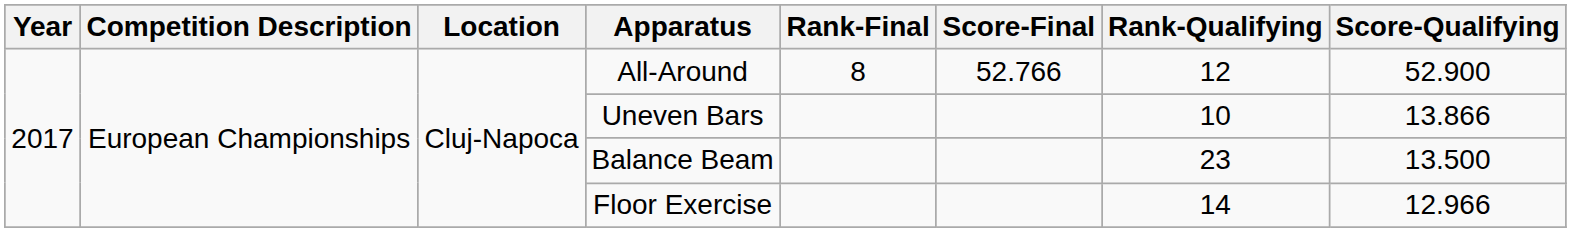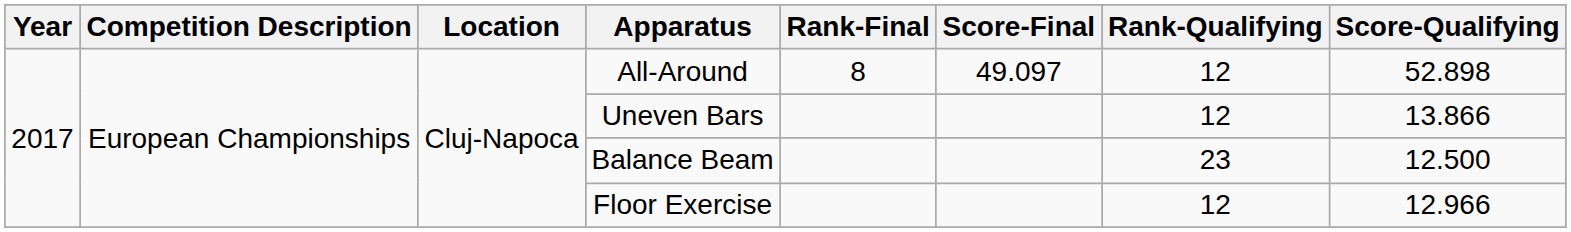(1019, 71) 52.766 -> (1019, 71) 49.097
(1448, 71) 52.900 -> (1448, 71) 52.898
(1215, 115) 10 -> (1215, 115) 12
(1448, 159) 13.500 -> (1448, 159) 12.500
(1215, 204) 14 -> (1215, 204) 12
